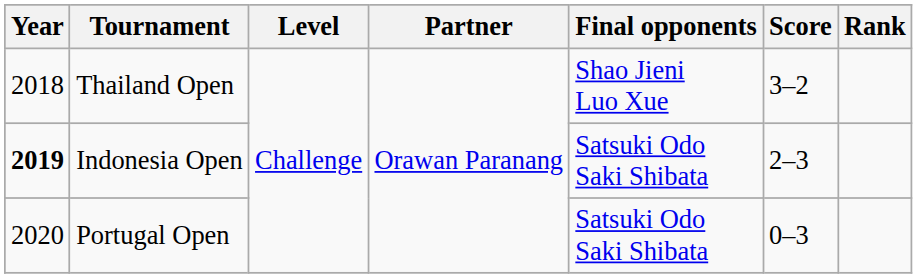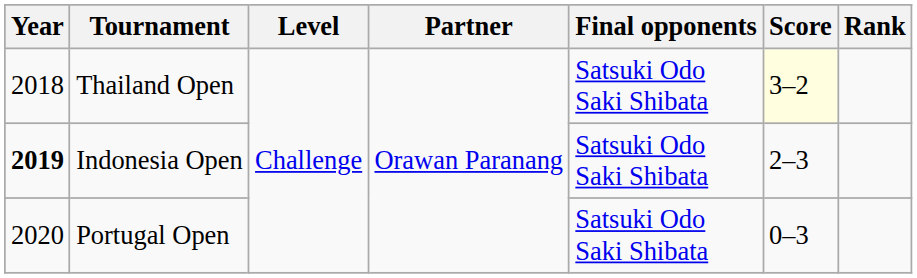(630, 85) Shao Jieni Luo Xue -> (642, 85) Satsuki Odo Saki Shibata
(789, 85) no background -> (789, 85) lightyellow background
